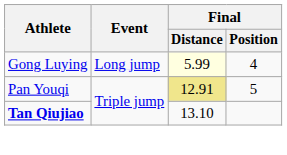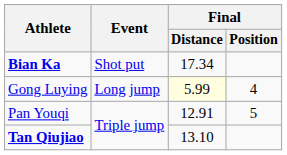+ row: (34, 64)
(197, 89) khaki background -> (197, 113) no background
